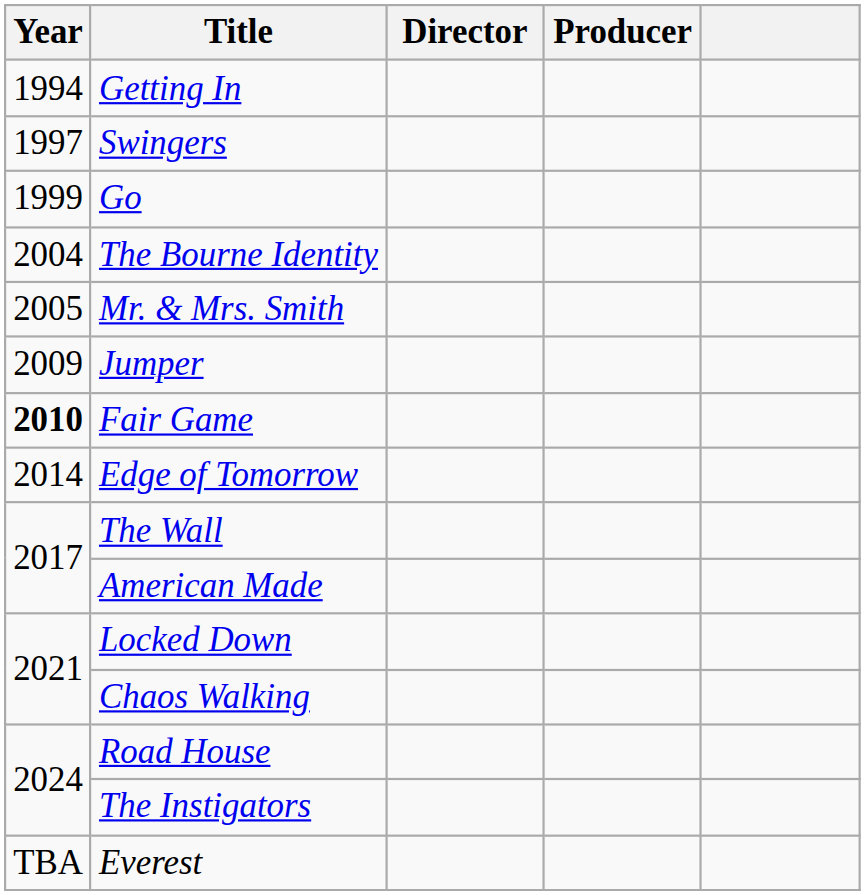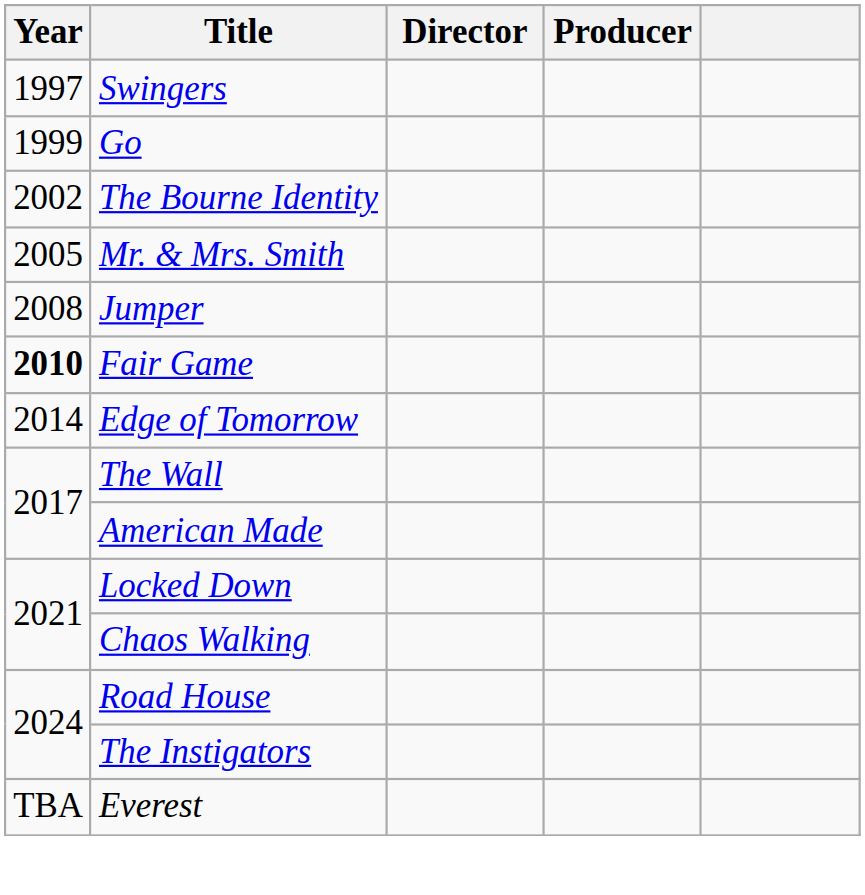- row: (170, 87)
(48, 253) 2004 -> (48, 198) 2002
(48, 364) 2009 -> (48, 308) 2008
